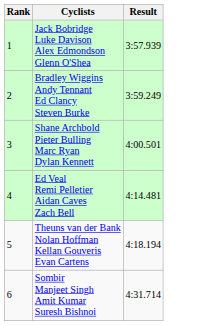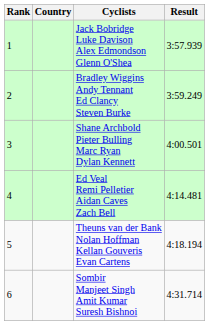+ column: (53, 12)
